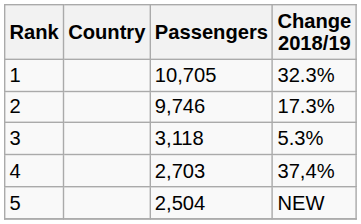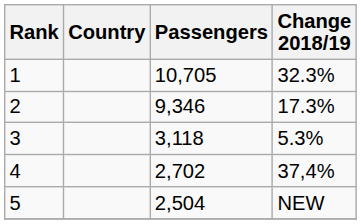(180, 107) 9,746 -> (180, 107) 9,346
(180, 171) 2,703 -> (180, 171) 2,702
